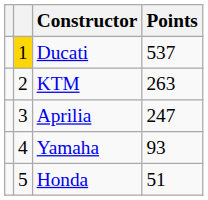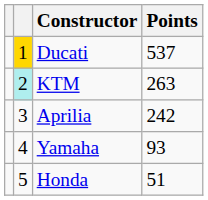(23, 84) no background -> (23, 84) paleturquoise background
(161, 116) 247 -> (161, 116) 242
